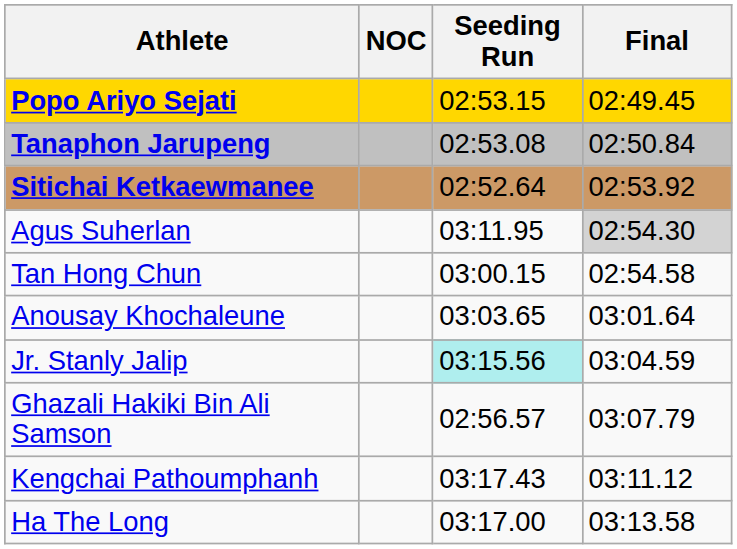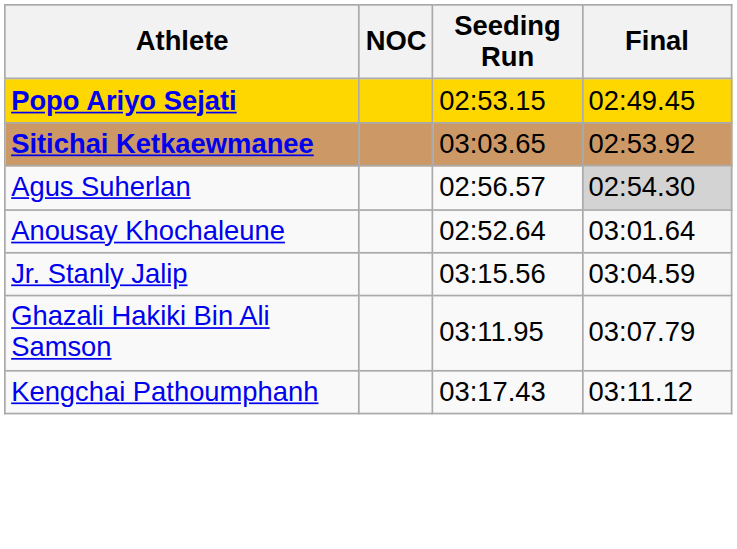- row: (141, 143)
(492, 187) 02:52.64 -> (492, 143) 03:03.65
(491, 230) 03:11.95 -> (492, 187) 02:56.57
- row: (106, 273)
(492, 317) 03:03.65 -> (492, 230) 02:52.64
(492, 360) paleturquoise background -> (492, 273) no background
(492, 419) 02:56.57 -> (491, 332) 03:11.95
- row: (90, 521)
